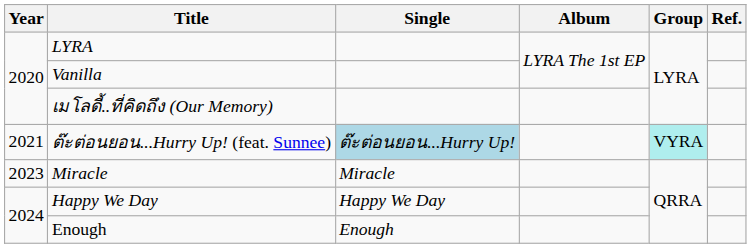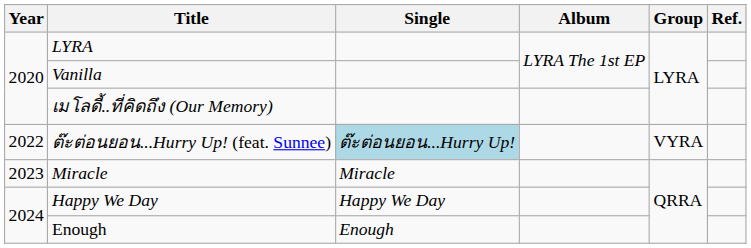(26, 141) 2021 -> (26, 141) 2022
(678, 141) paleturquoise background -> (678, 141) no background
